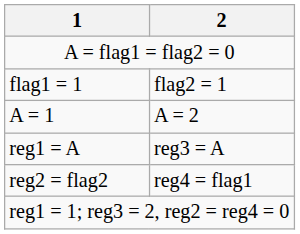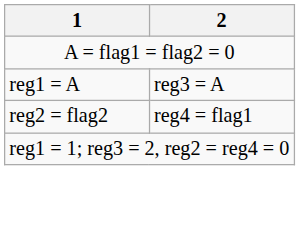- row: (46, 84)
- row: (32, 116)
